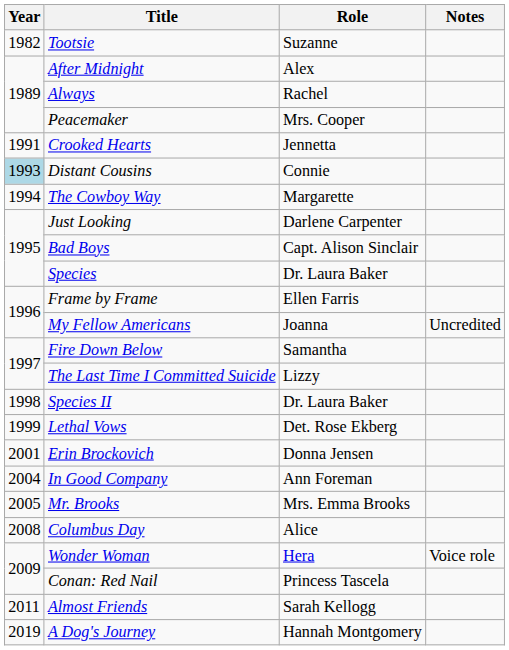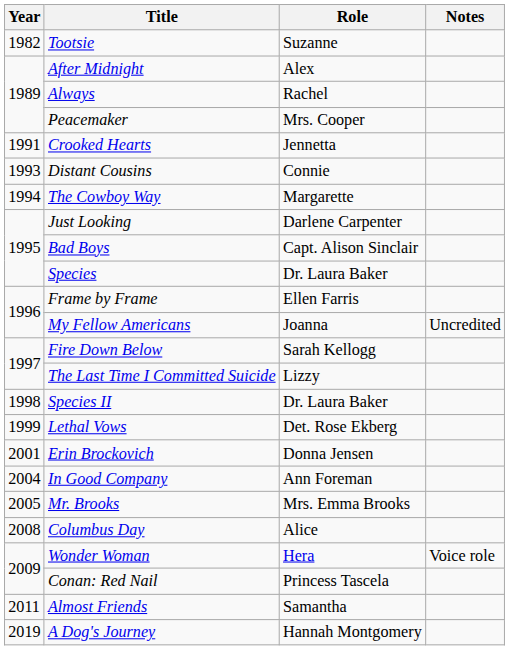(24, 171) lightblue background -> (24, 171) no background
(315, 350) Samantha -> (329, 350) Sarah Kellogg
(329, 606) Sarah Kellogg -> (315, 606) Samantha
